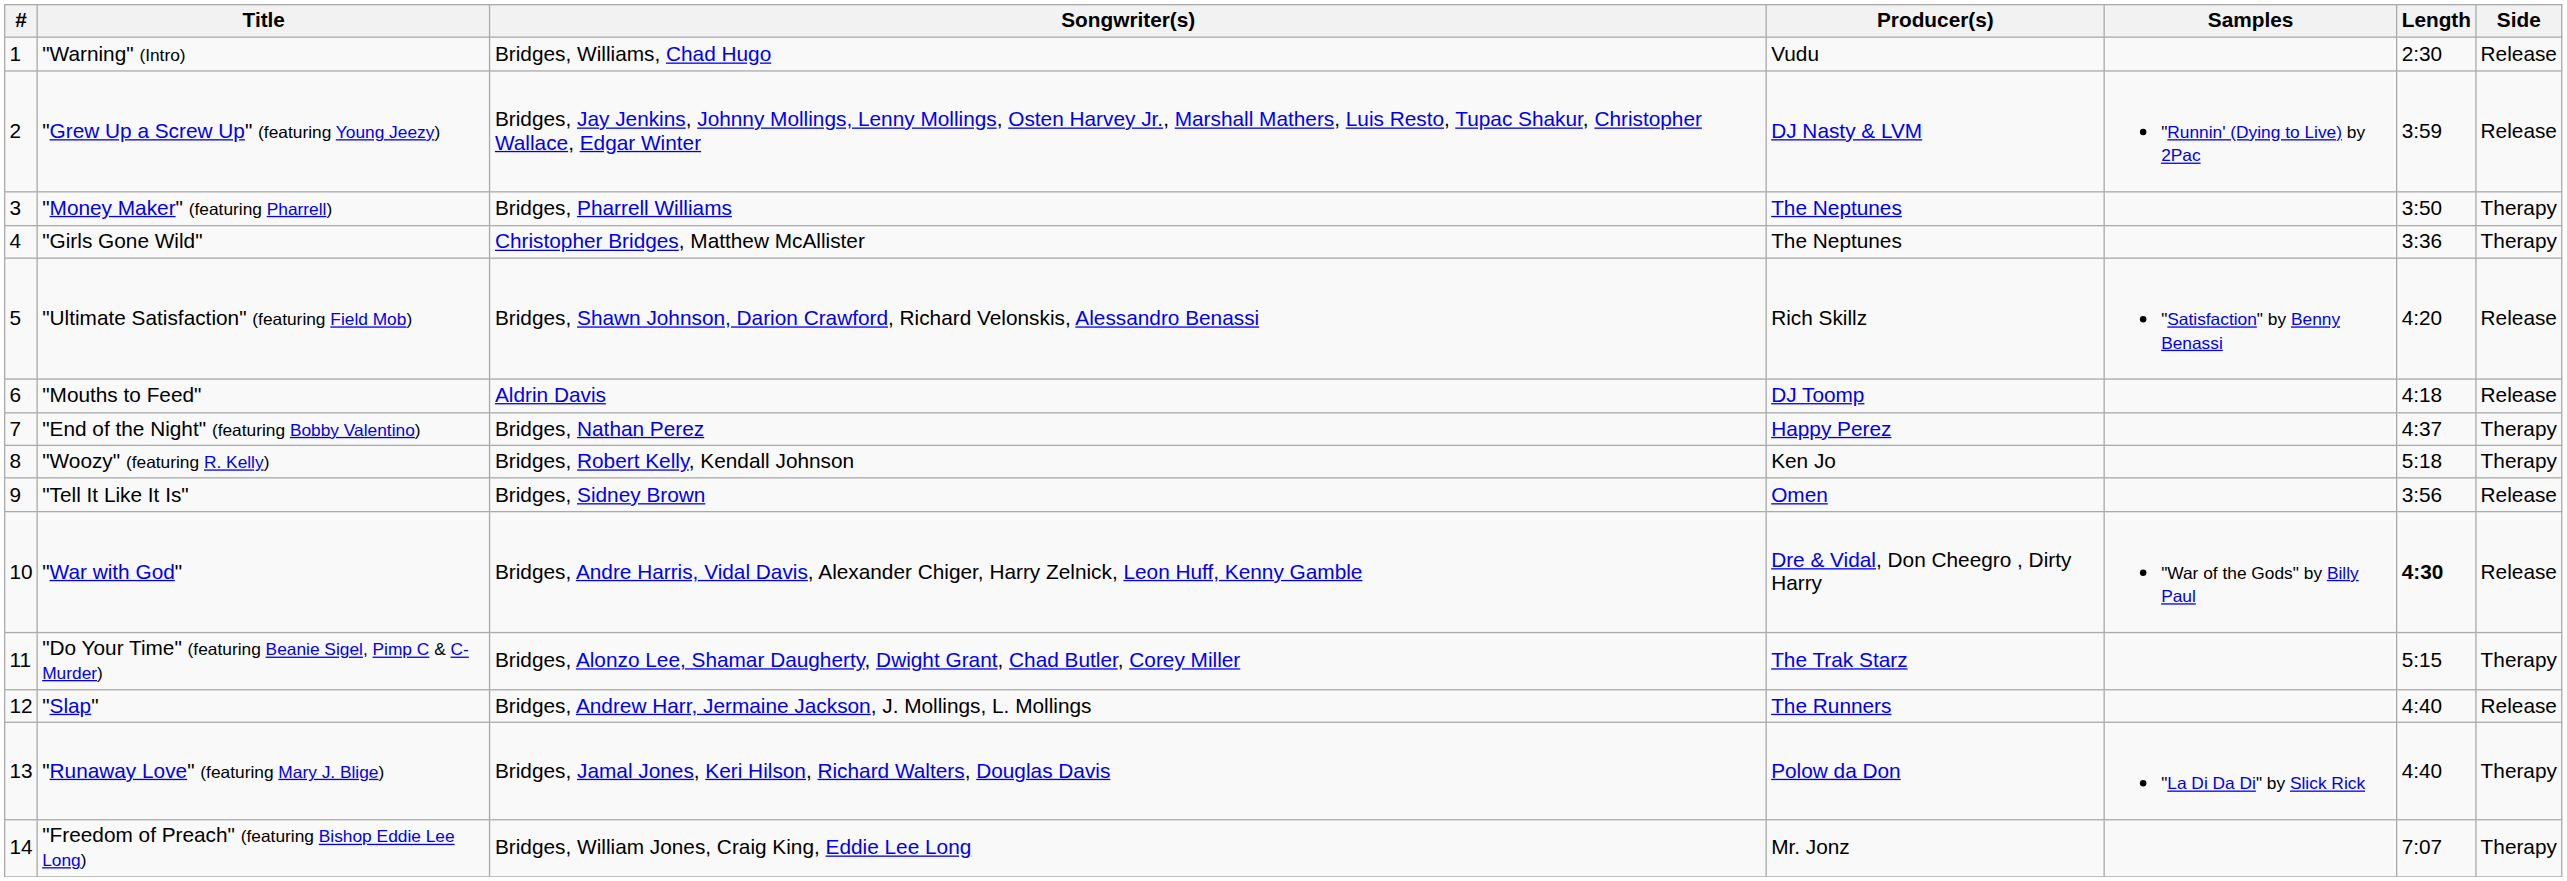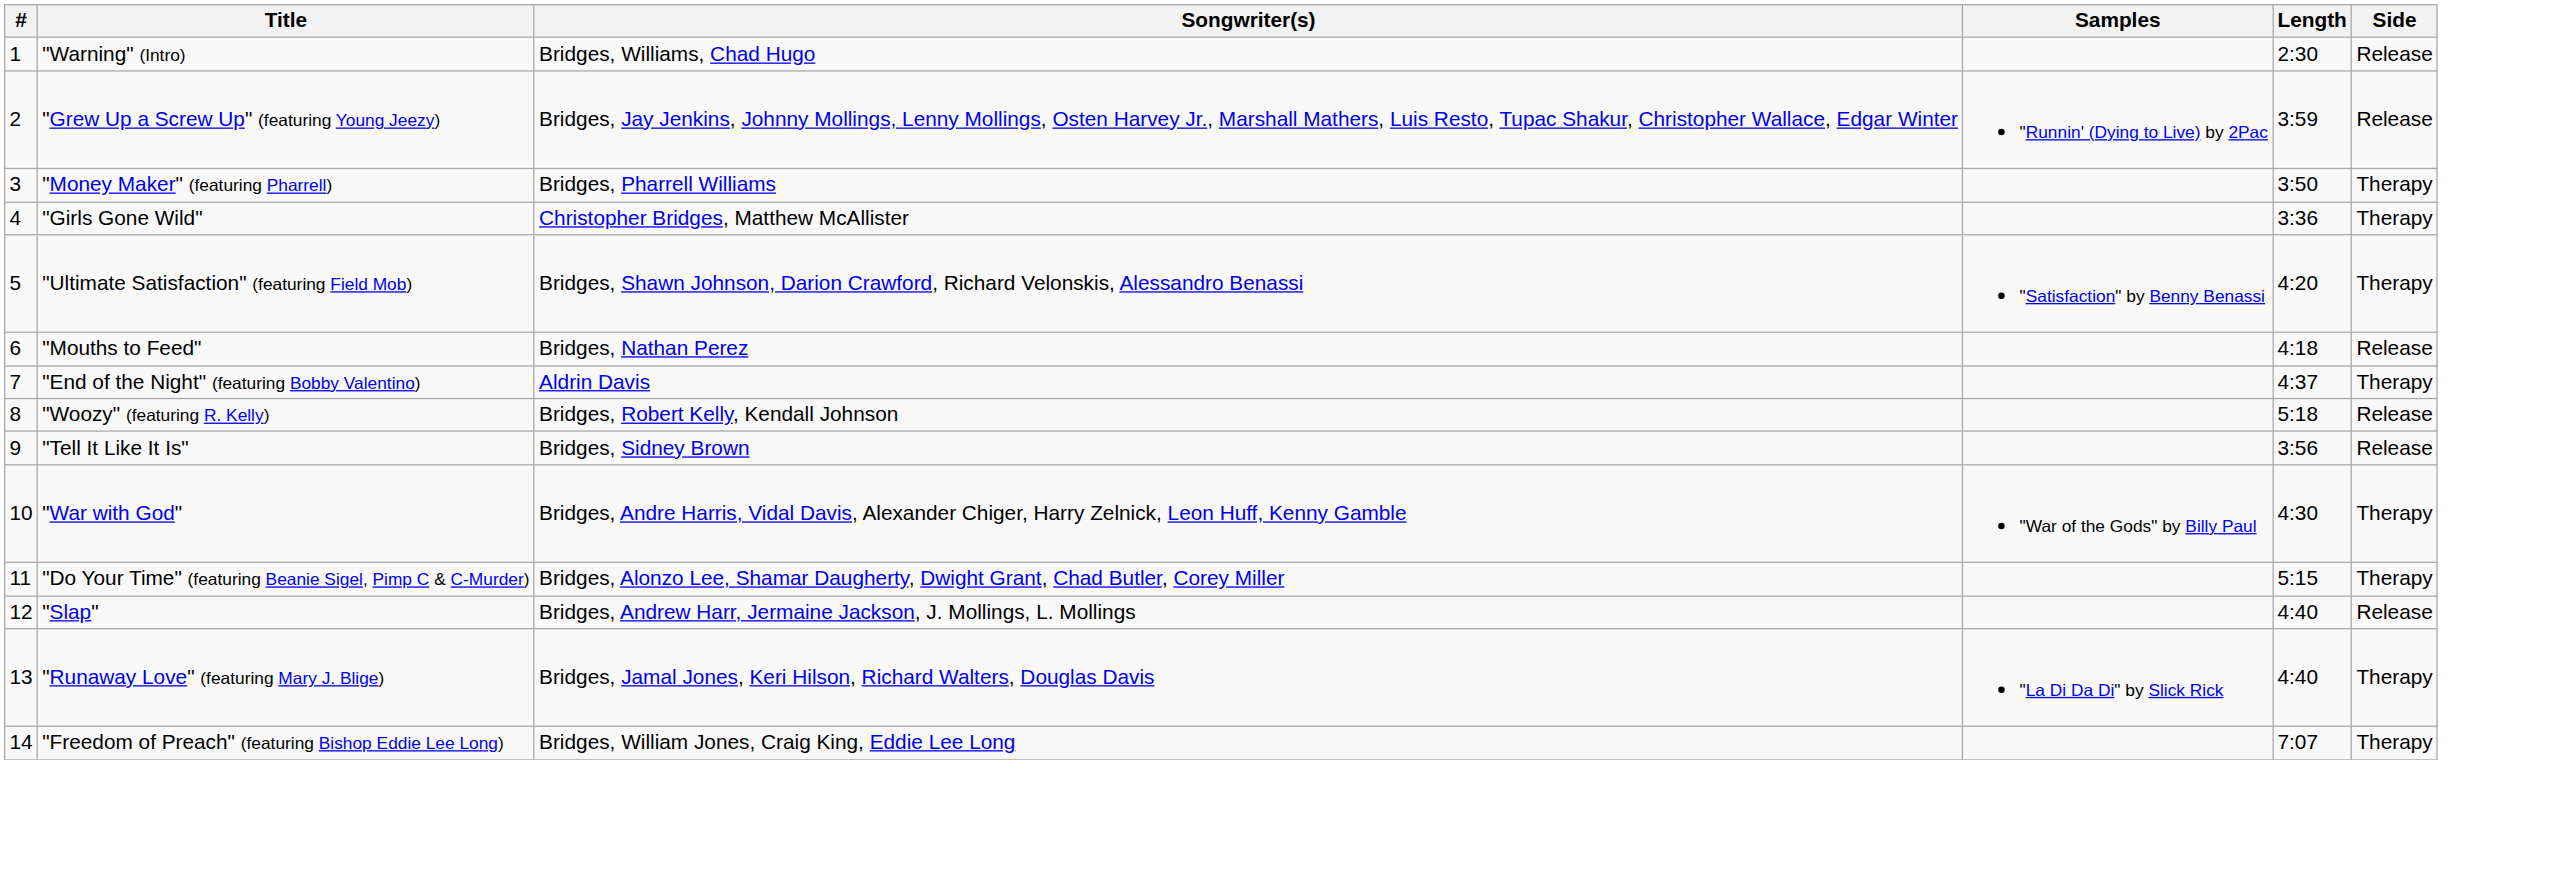- column: (1935, 20)
(2519, 318) Release -> (2395, 283) Therapy
(550, 395) Aldrin Davis -> (644, 348) Bridges, Nathan Perez
(600, 428) Bridges, Nathan Perez -> (595, 381) Aldrin Davis
(2519, 461) Therapy -> (2395, 414) Release
(2423, 571) bold -> (2298, 513) normal
(2519, 571) Release -> (2395, 513) Therapy
